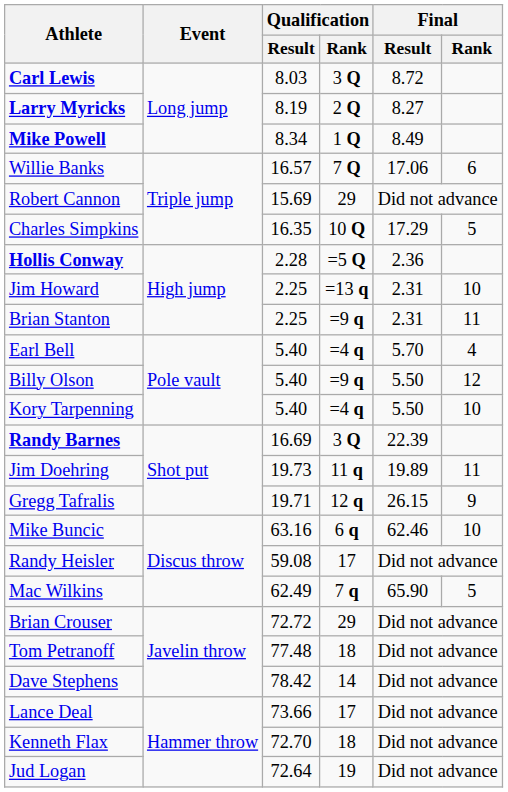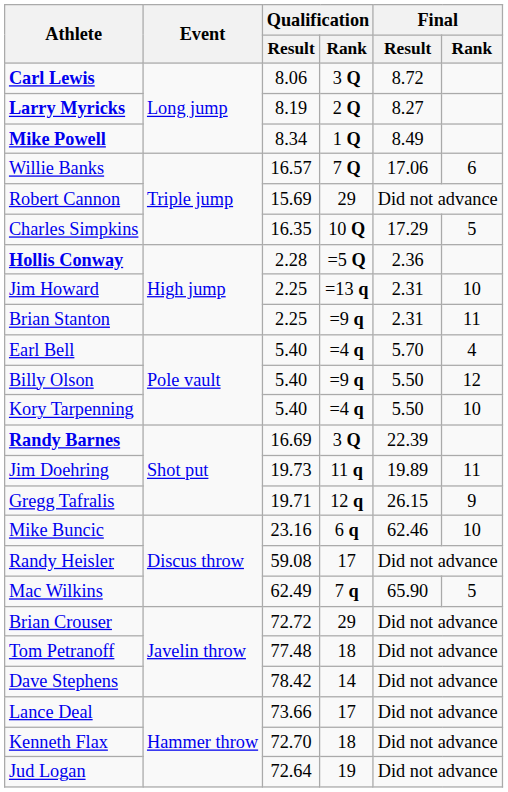(291, 78) 8.03 -> (291, 78) 8.06
(291, 531) 63.16 -> (291, 531) 23.16
